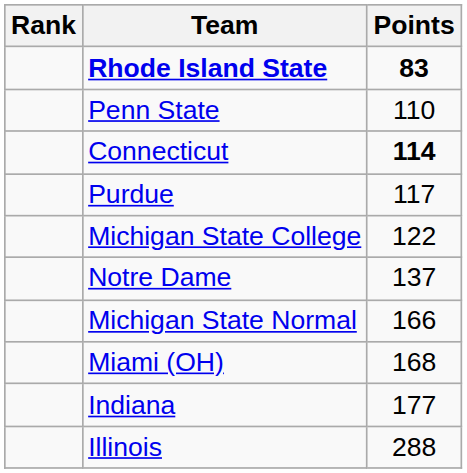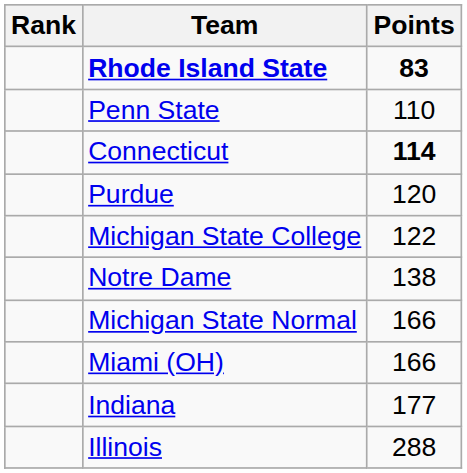(414, 194) 117 -> (414, 194) 120
(414, 278) 137 -> (414, 278) 138
(414, 362) 168 -> (414, 362) 166
